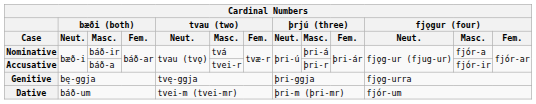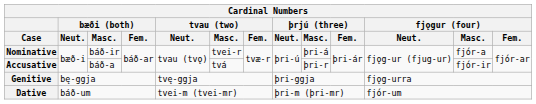(219, 52) tvá -> (226, 52) tvei-r
(226, 65) tvei-r -> (219, 65) tvá
